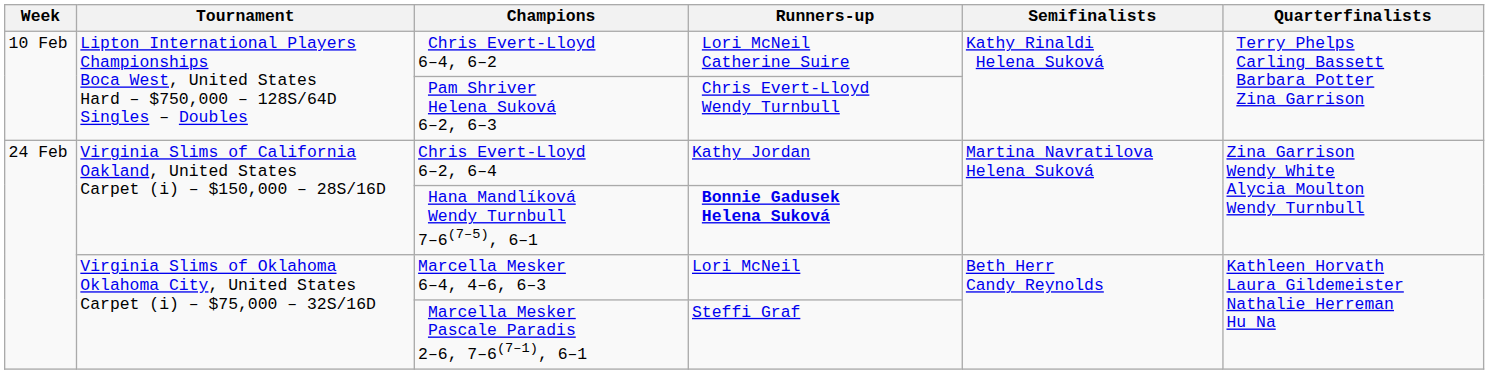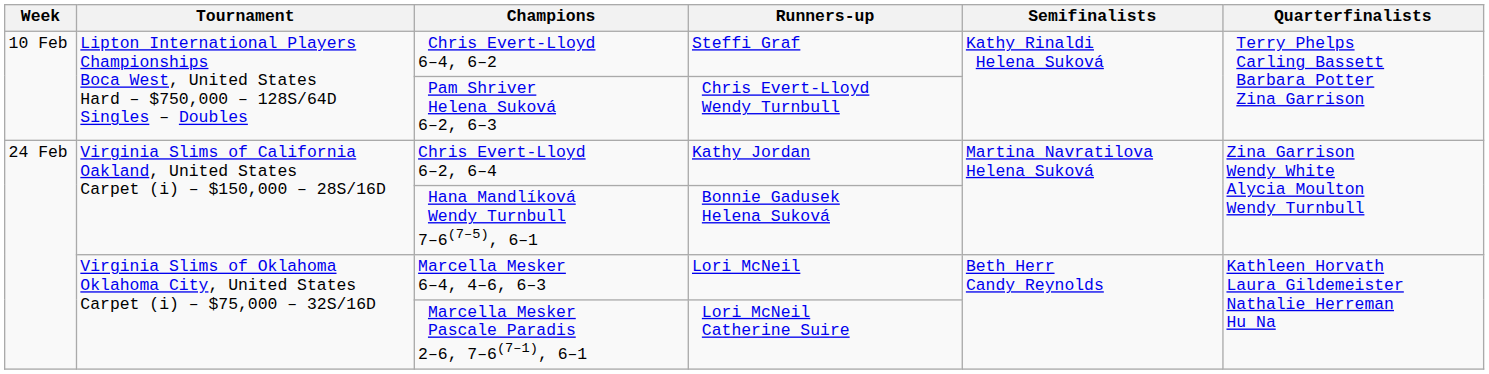(771, 54) Lori McNeil Catherine Suire -> (746, 45) Steffi Graf
(766, 208) bold -> (766, 208) normal
(746, 313) Steffi Graf -> (771, 322) Lori McNeil Catherine Suire
